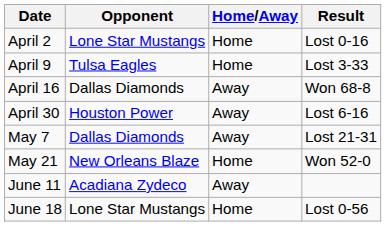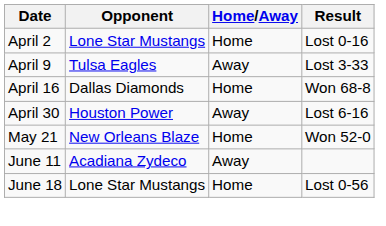(232, 64) Home -> (231, 64) Away
(231, 88) Away -> (232, 88) Home
- row: (29, 137)
